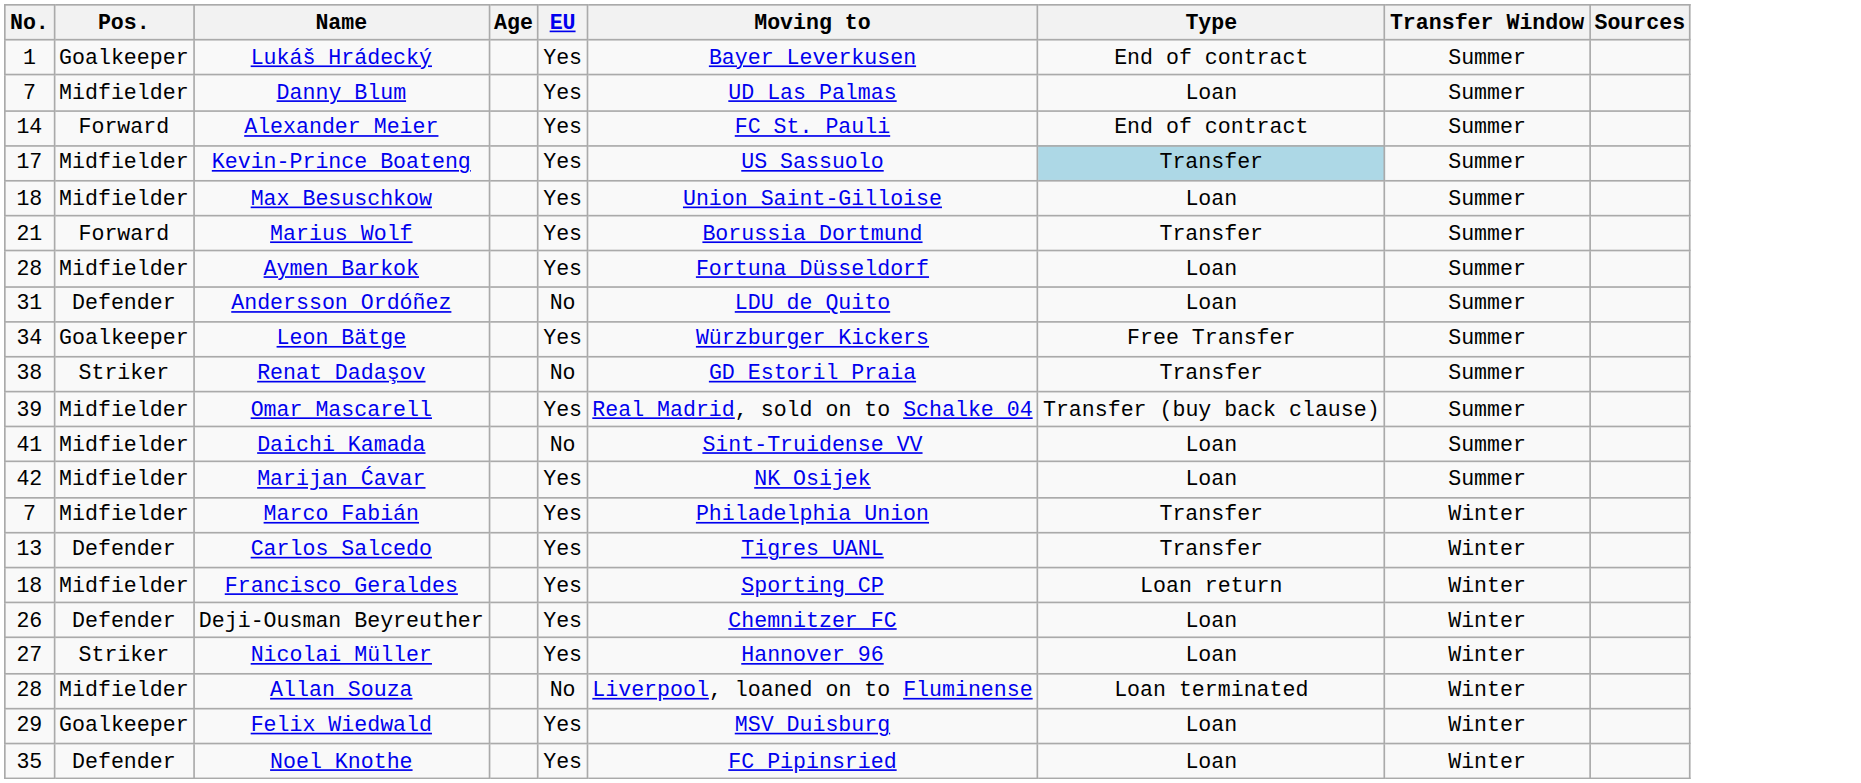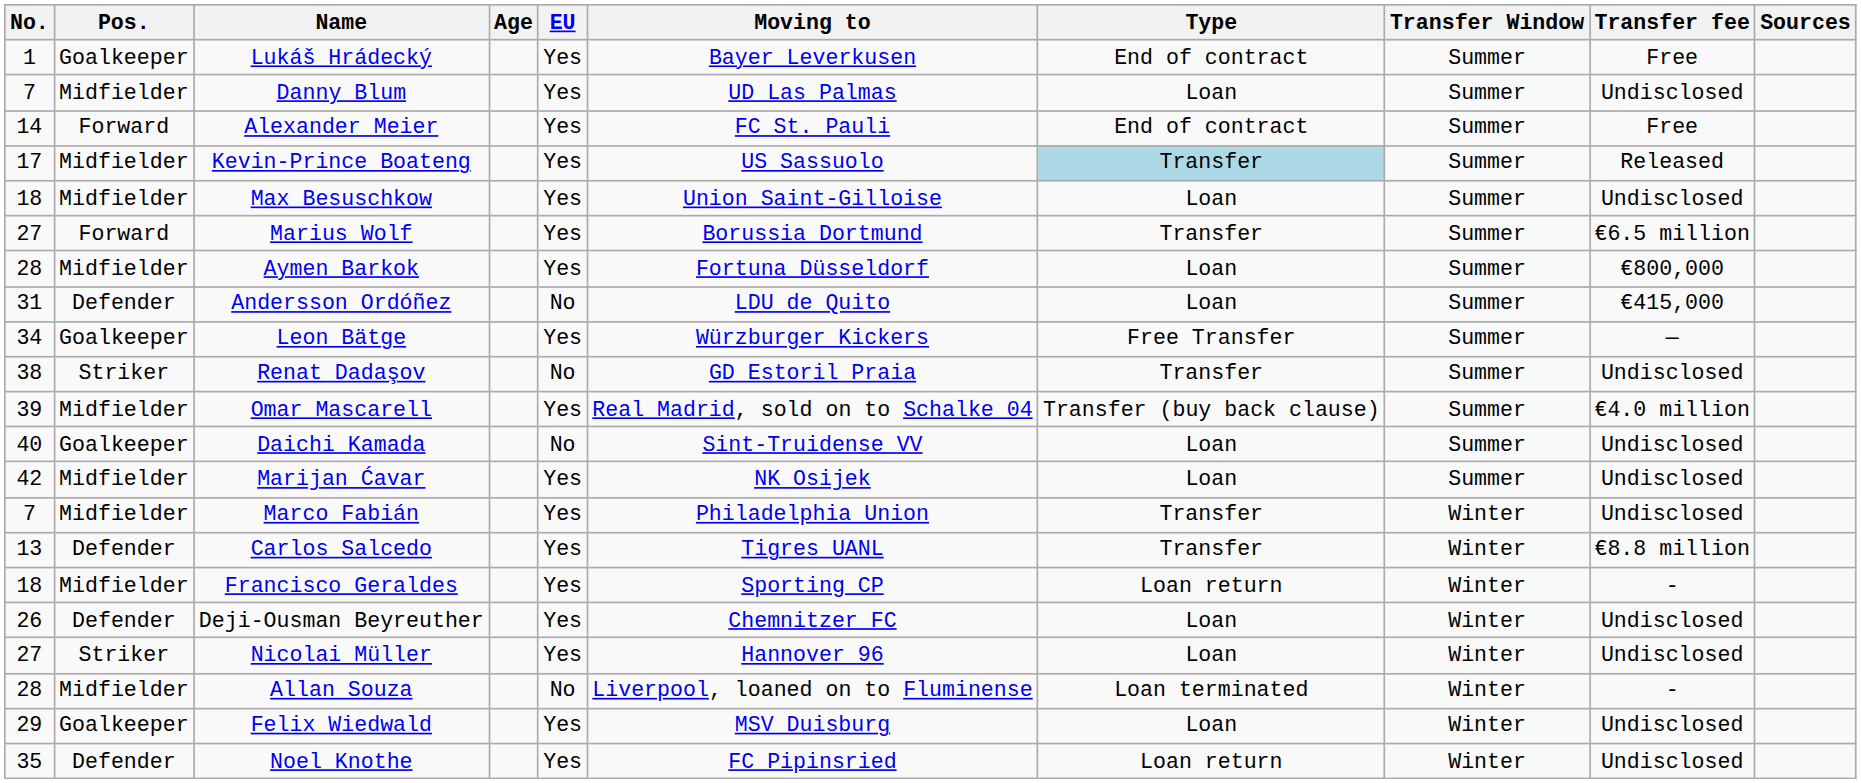+ column: (1672, 22)
(29, 233) 21 -> (29, 233) 27
(29, 444) 41 -> (29, 444) 40
(124, 444) Midfielder -> (124, 444) Goalkeeper
(1211, 761) Loan -> (1211, 761) Loan return
